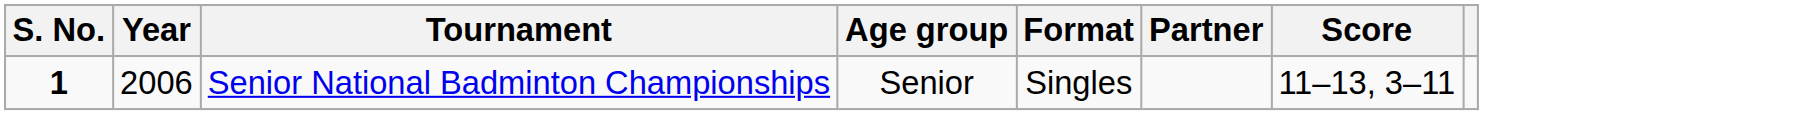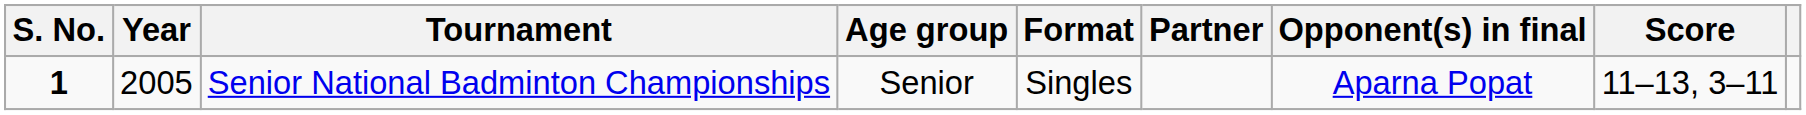+ column: (1433, 30)
(156, 82) 2006 -> (156, 82) 2005
